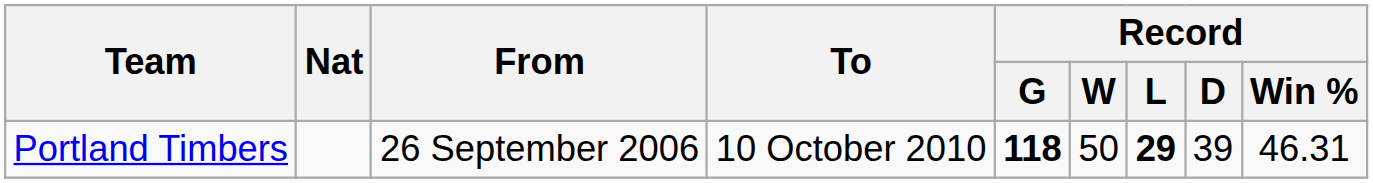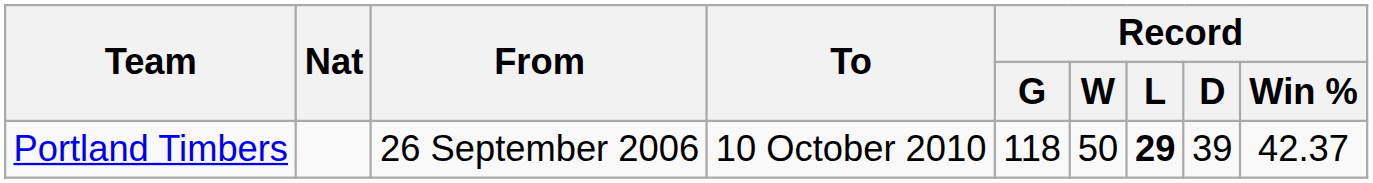(1032, 148) bold -> (1032, 148) normal
(1304, 148) 46.31 -> (1304, 148) 42.37
